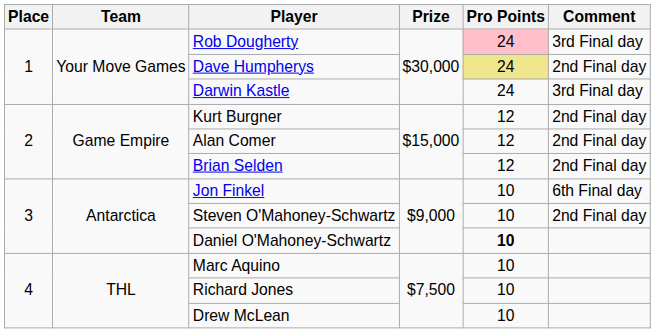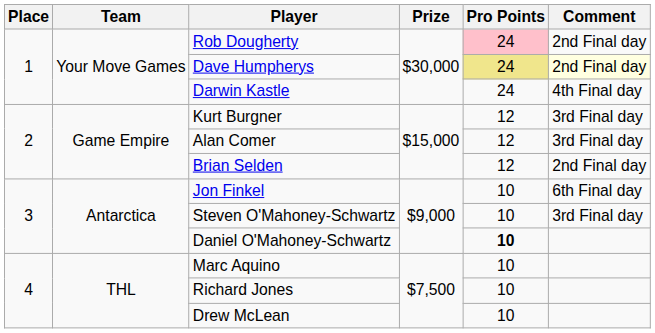(597, 41) 3rd Final day -> (599, 41) 2nd Final day
(599, 66) no background -> (599, 66) lightyellow background
(597, 91) 3rd Final day -> (597, 91) 4th Final day
(599, 116) 2nd Final day -> (597, 116) 3rd Final day
(599, 141) 2nd Final day -> (597, 141) 3rd Final day
(599, 215) 2nd Final day -> (597, 215) 3rd Final day
